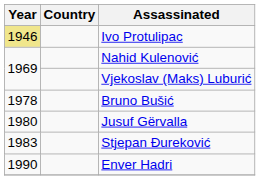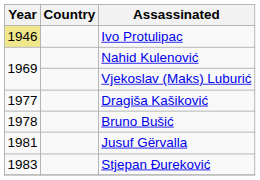+ row: (155, 100)
(22, 121) 1980 -> (22, 143) 1981
- row: (137, 164)
